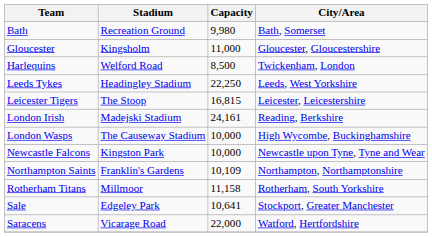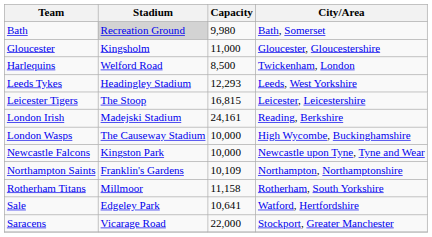(143, 30) no background -> (143, 30) lightgrey background
(226, 83) 22,250 -> (226, 83) 12,293
(326, 205) Stockport, Greater Manchester -> (308, 205) Watford, Hertfordshire
(308, 223) Watford, Hertfordshire -> (326, 223) Stockport, Greater Manchester
